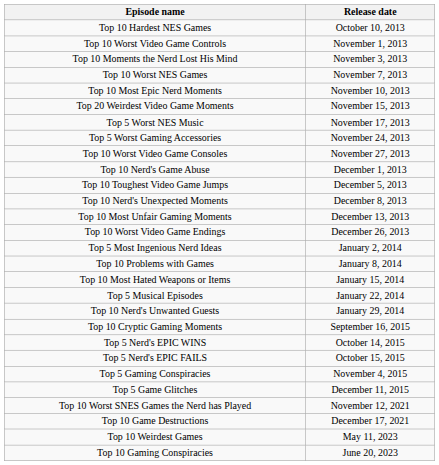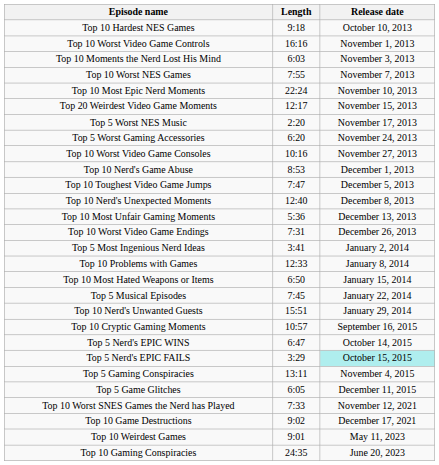+ column: (296, 12)
(370, 358) no background -> (377, 358) paleturquoise background
